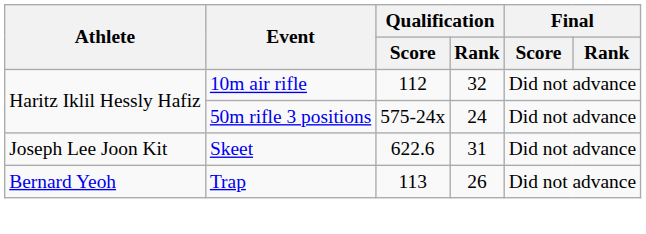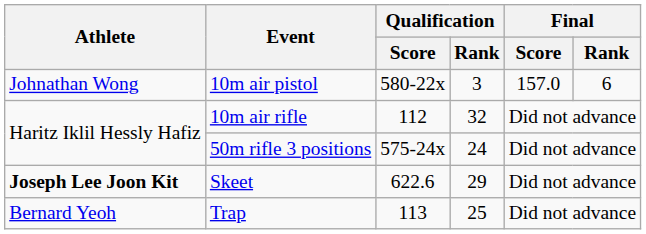+ row: (264, 85)
(88, 149) normal -> (94, 181) bold
(477, 149) 31 -> (477, 181) 29
(477, 181) 26 -> (477, 213) 25
